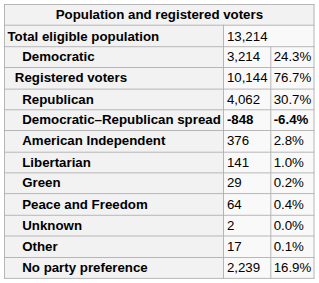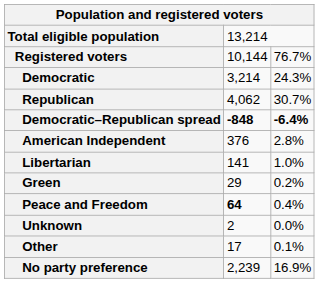rows swapped: (67, 78) <-> (51, 57)
(234, 204) normal -> (234, 204) bold
